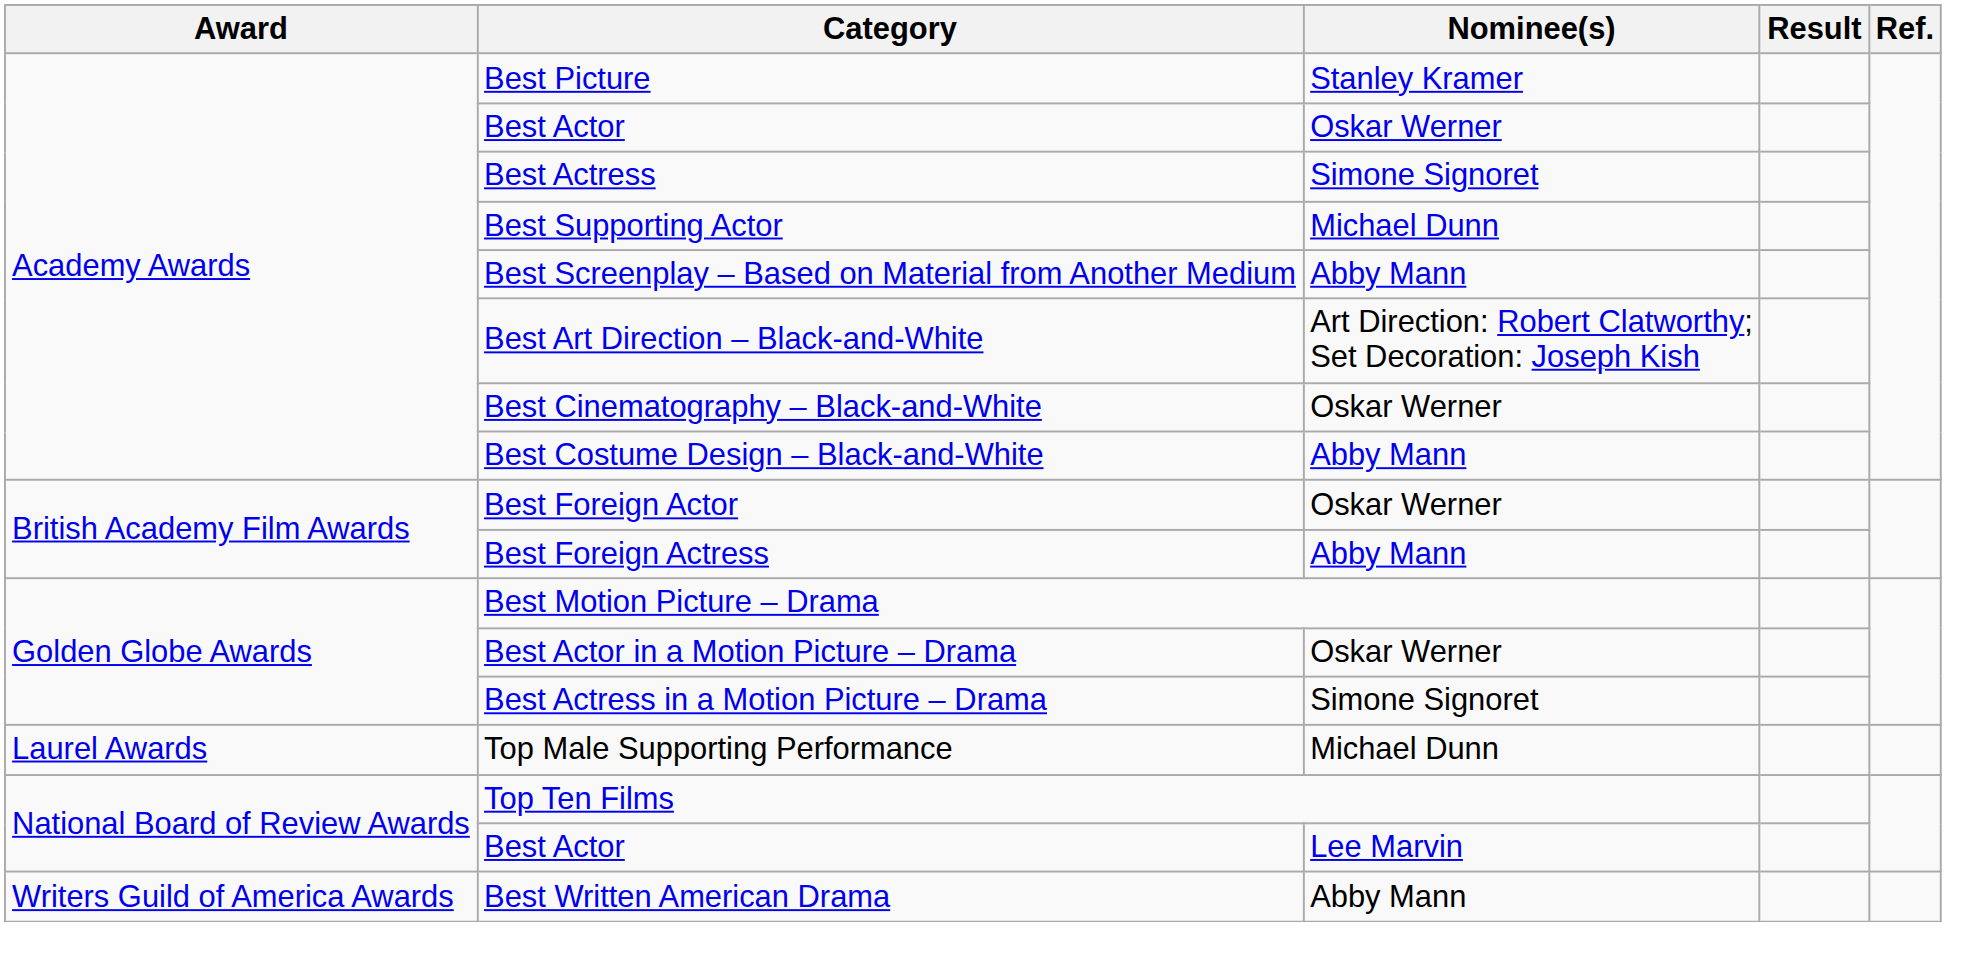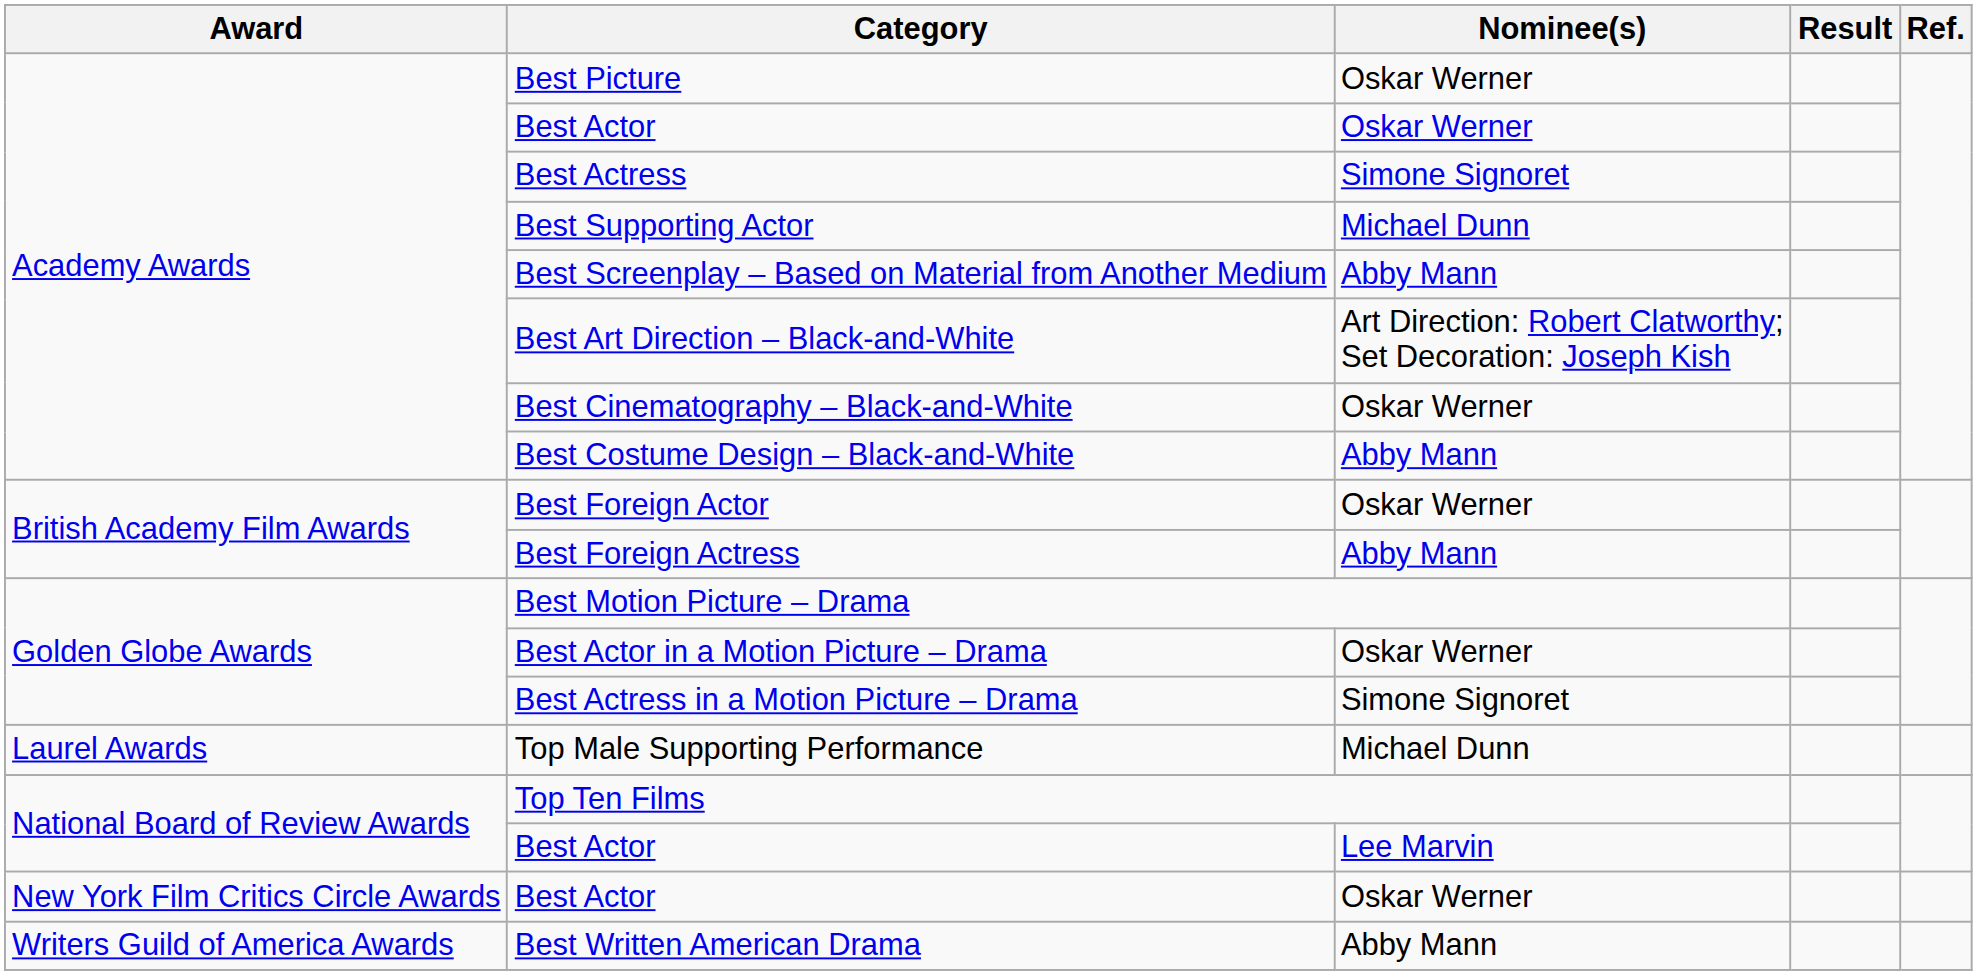(1417, 77) Stanley Kramer -> (1437, 77) Oskar Werner
+ row: (256, 896)
